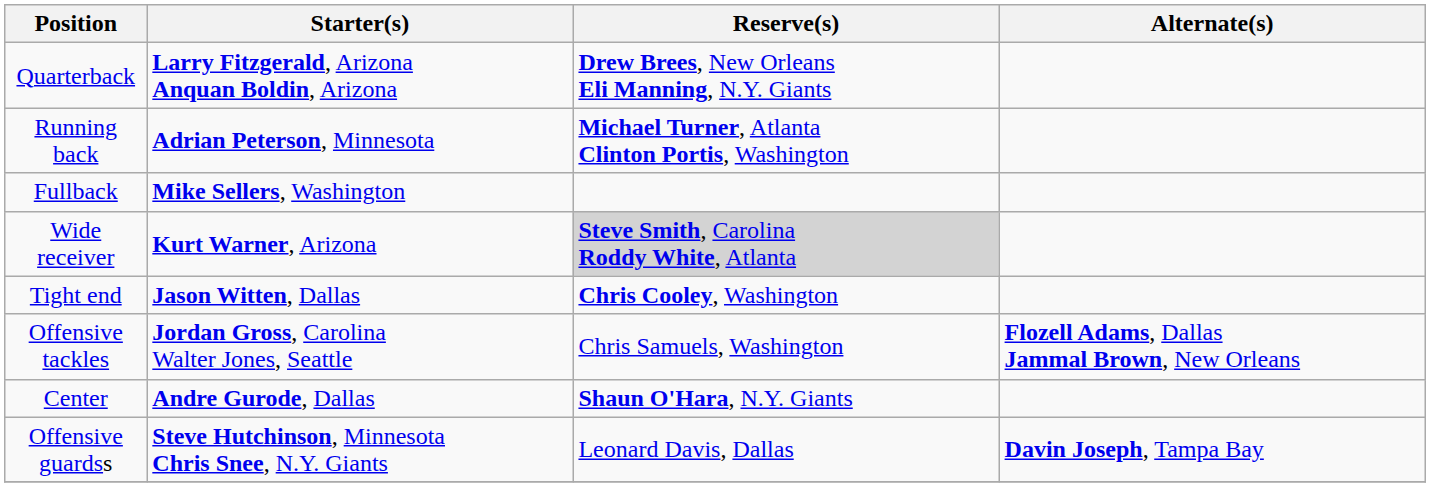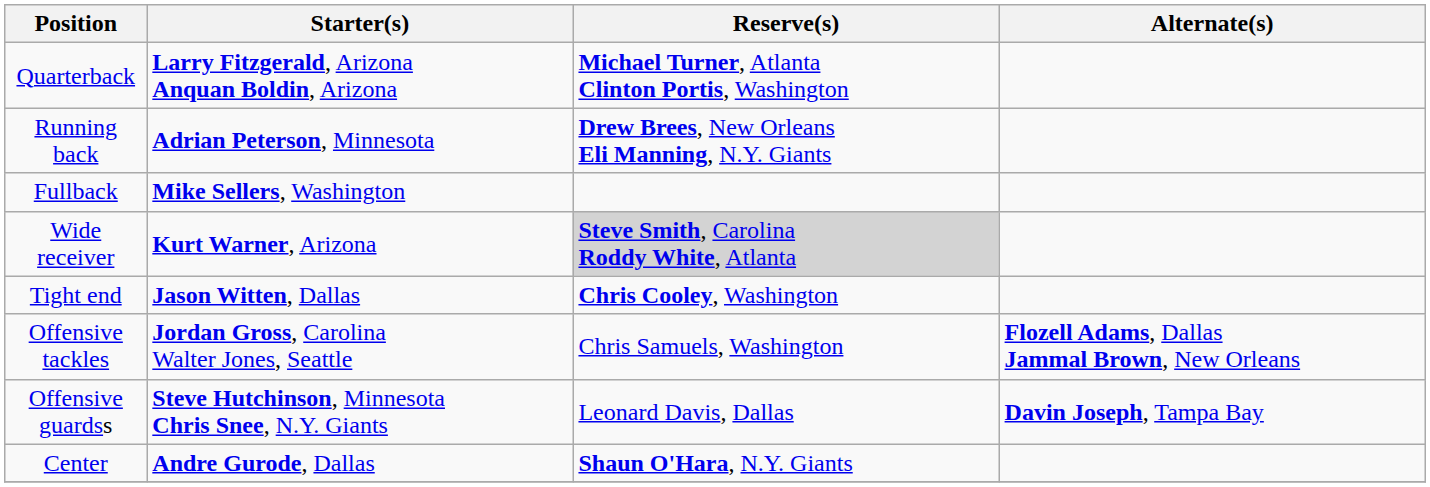(707, 75) Drew Brees, New Orleans Eli Manning, N.Y. Giants -> (714, 75) Michael Turner, Atlanta Clinton Portis, Washington
(714, 140) Michael Turner, Atlanta Clinton Portis, Washington -> (707, 140) Drew Brees, New Orleans Eli Manning, N.Y. Giants
rows swapped: (76, 449) <-> (76, 397)
